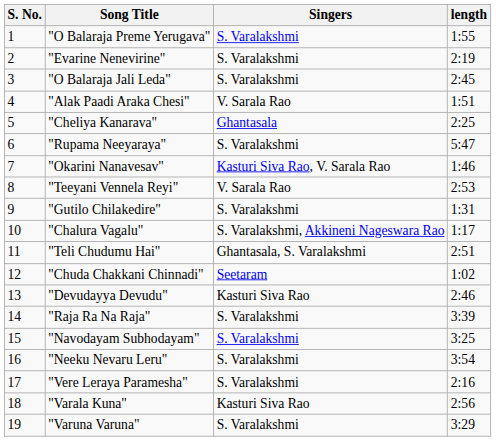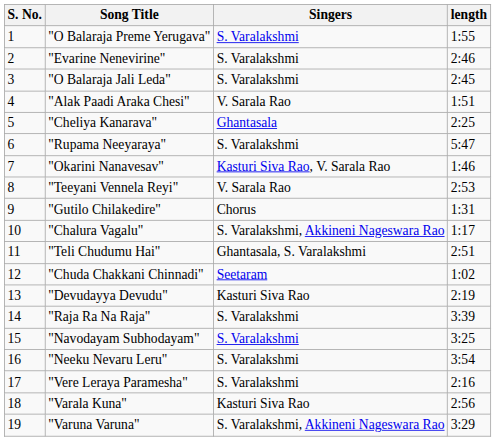(463, 58) 2:19 -> (463, 58) 2:46
(258, 209) S. Varalakshmi -> (236, 209) Chorus
(463, 295) 2:46 -> (463, 295) 2:19
(258, 425) S. Varalakshmi -> (331, 425) S. Varalakshmi, Akkineni Nageswara Rao
